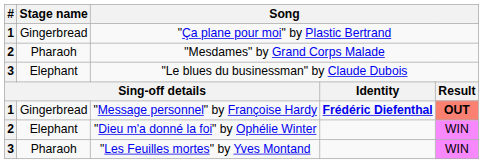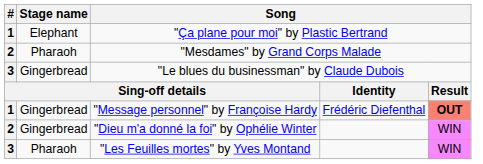(54, 33) Gingerbread -> (54, 33) Elephant
(54, 71) Elephant -> (54, 71) Gingerbread
(378, 110) bold -> (374, 110) normal
(54, 129) Elephant -> (54, 129) Gingerbread
